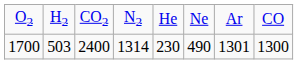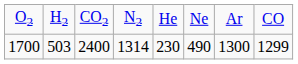(234, 46) 1301 -> (234, 46) 1300
(273, 46) 1300 -> (273, 46) 1299
